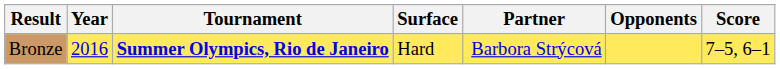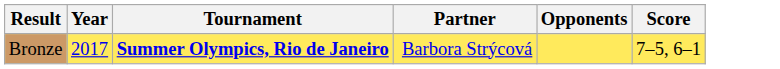- column: (428, 19)
(90, 48) 2016 -> (90, 48) 2017
